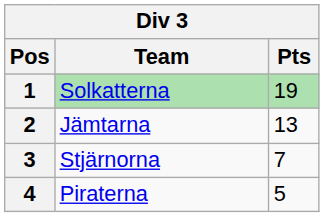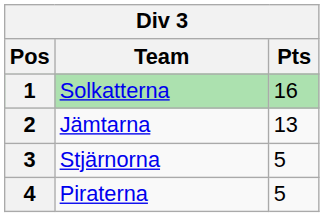(286, 90) 19 -> (286, 90) 16
(280, 159) 7 -> (280, 159) 5
